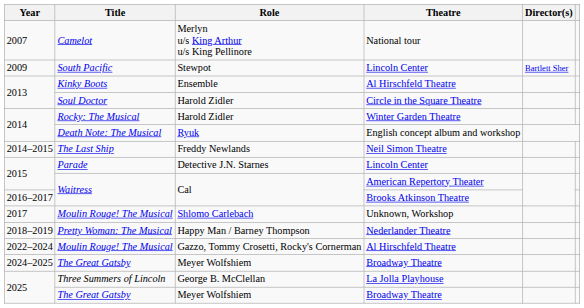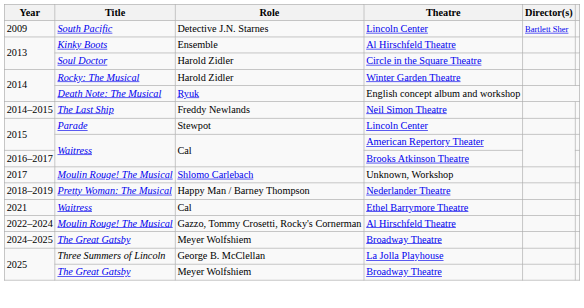- row: (17, 40)
(194, 68) Stewpot -> (223, 28) Detective J.N. Starnes
(223, 165) Detective J.N. Starnes -> (194, 126) Stewpot
+ row: (17, 207)
